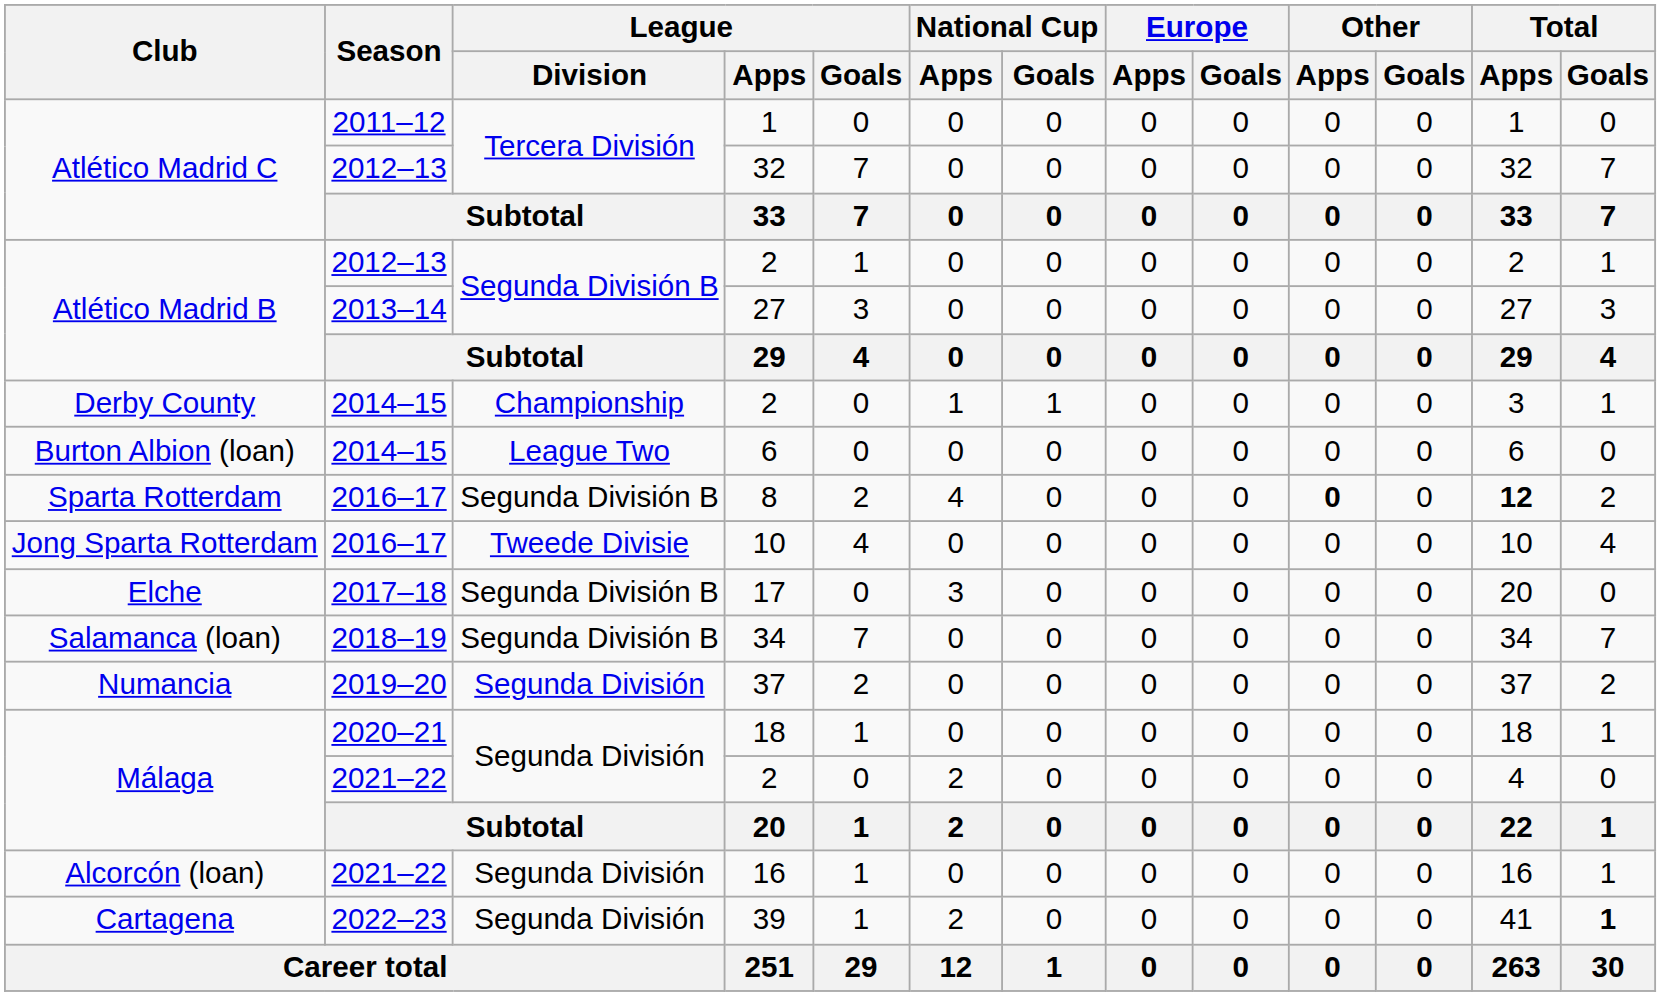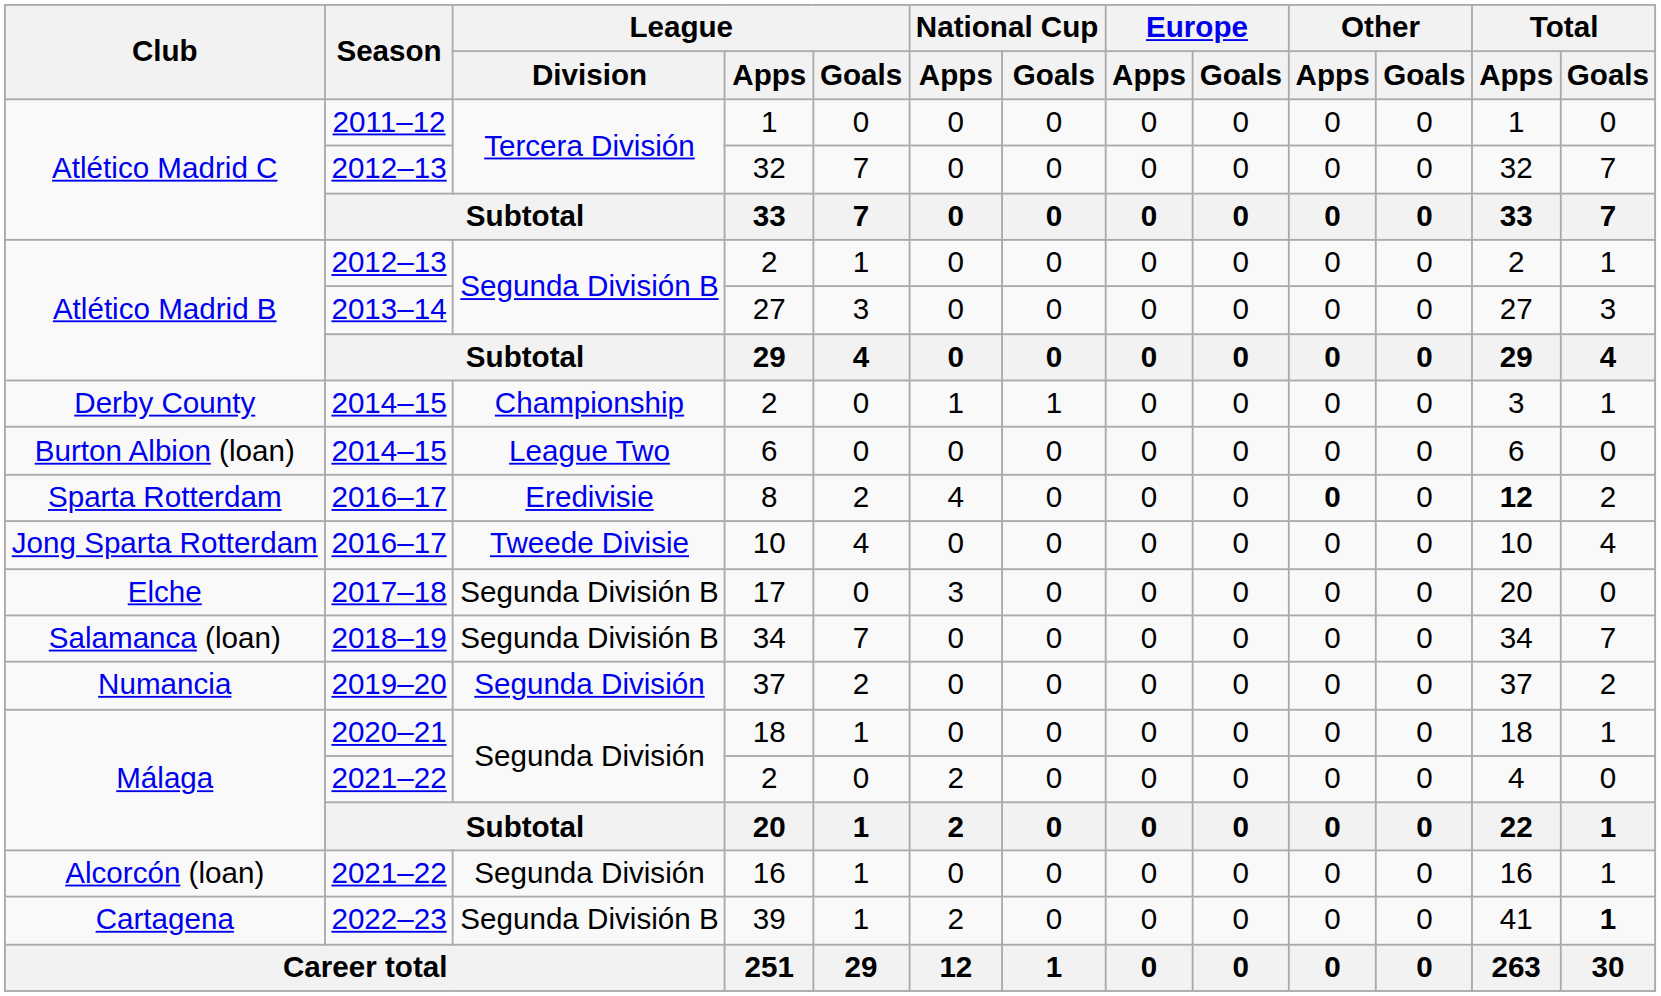(589, 497) Segunda División B -> (589, 497) Eredivisie
(589, 919) Segunda División -> (589, 919) Segunda División B
